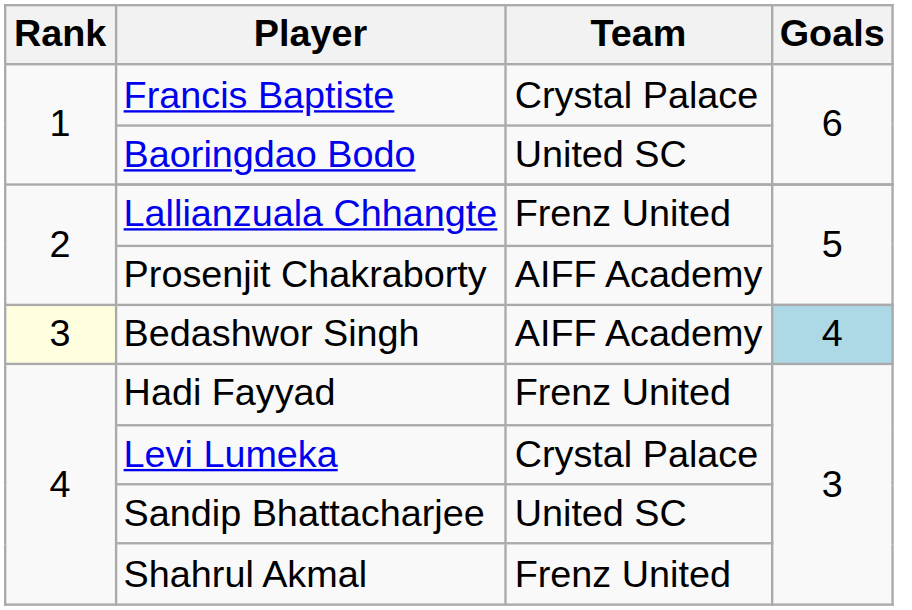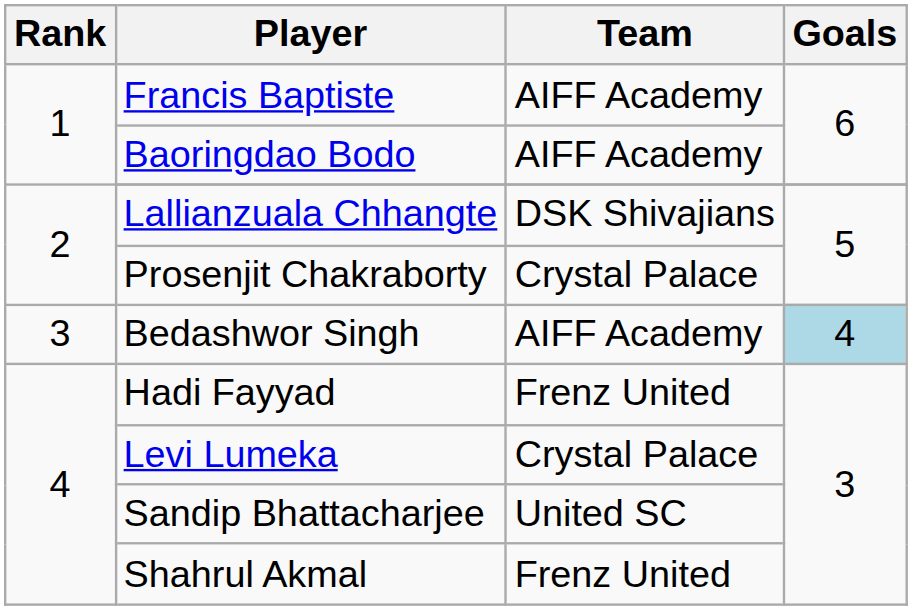(636, 94) Crystal Palace -> (639, 94) AIFF Academy
(601, 154) United SC -> (639, 154) AIFF Academy
(623, 214) Frenz United -> (645, 214) DSK Shivajians
(639, 273) AIFF Academy -> (636, 273) Crystal Palace
(60, 333) lightyellow background -> (60, 333) no background
